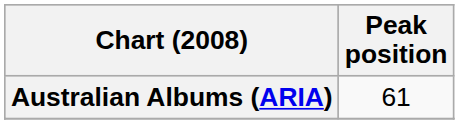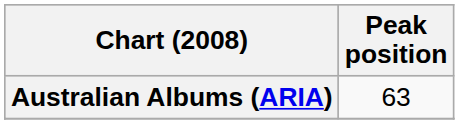(396, 97) 61 -> (396, 97) 63
